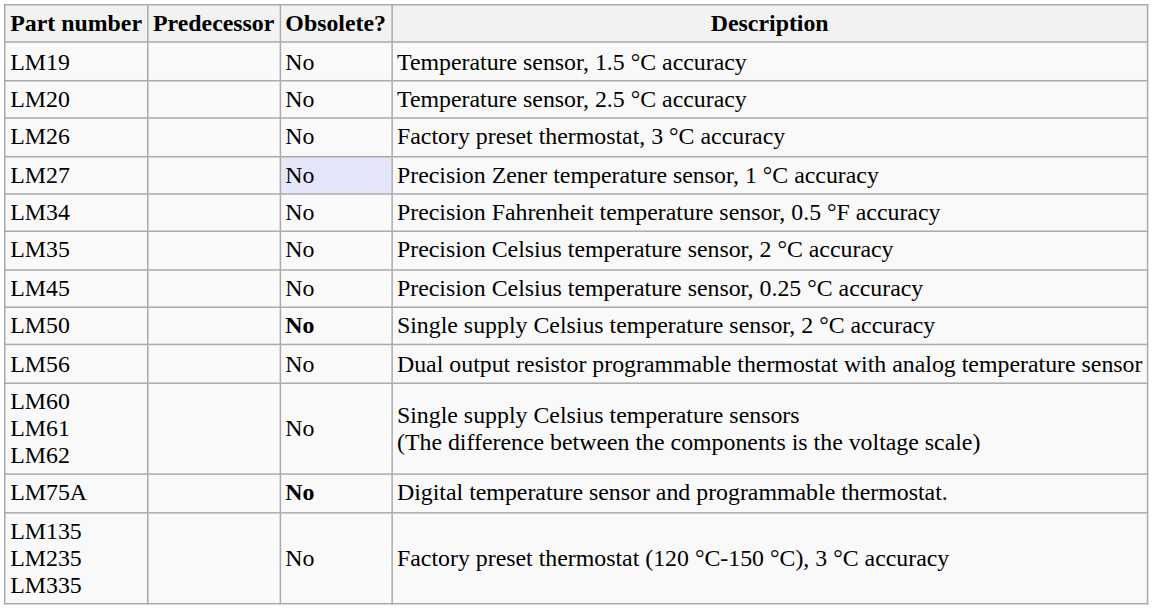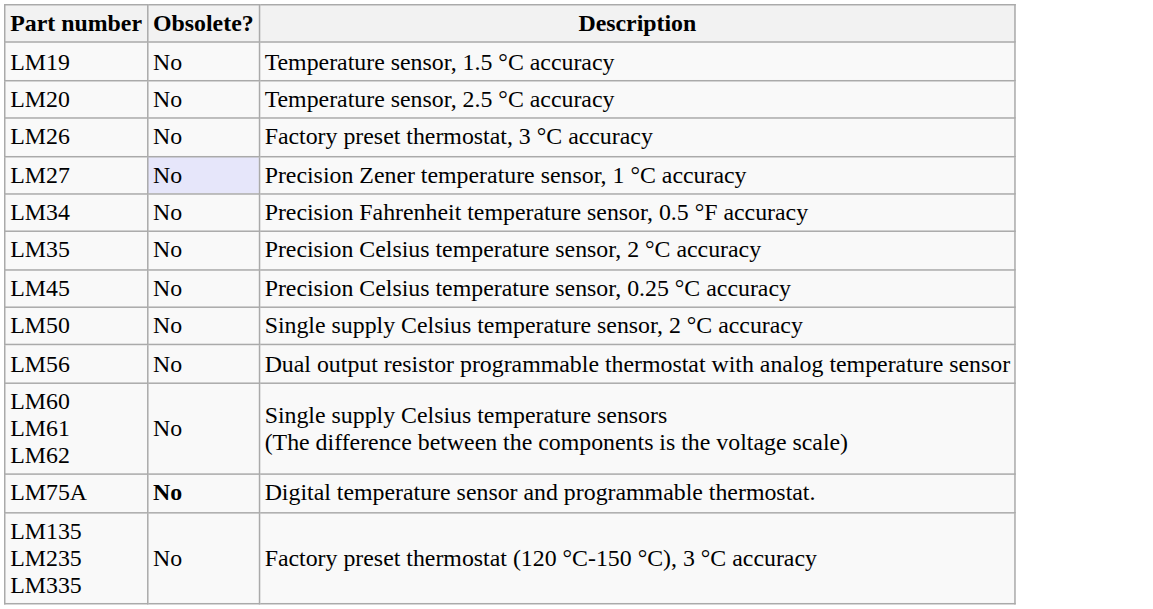- column: (214, 23)
(300, 325) bold -> (168, 325) normal
